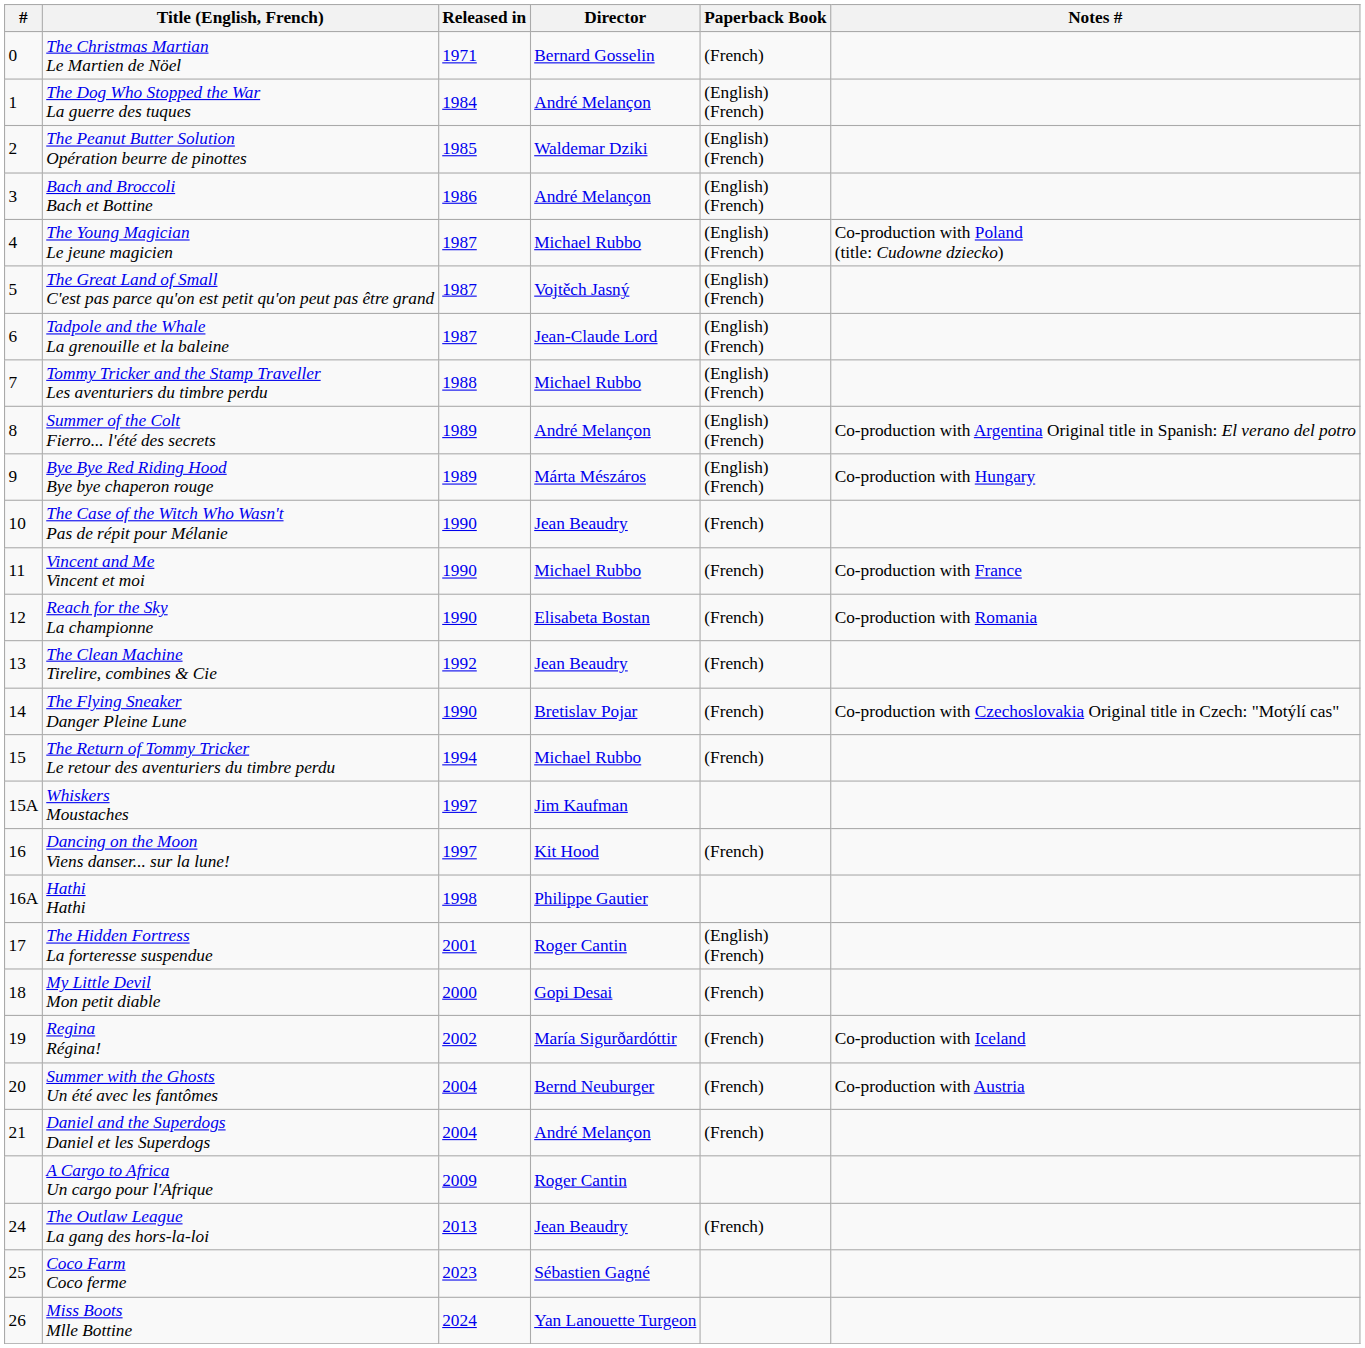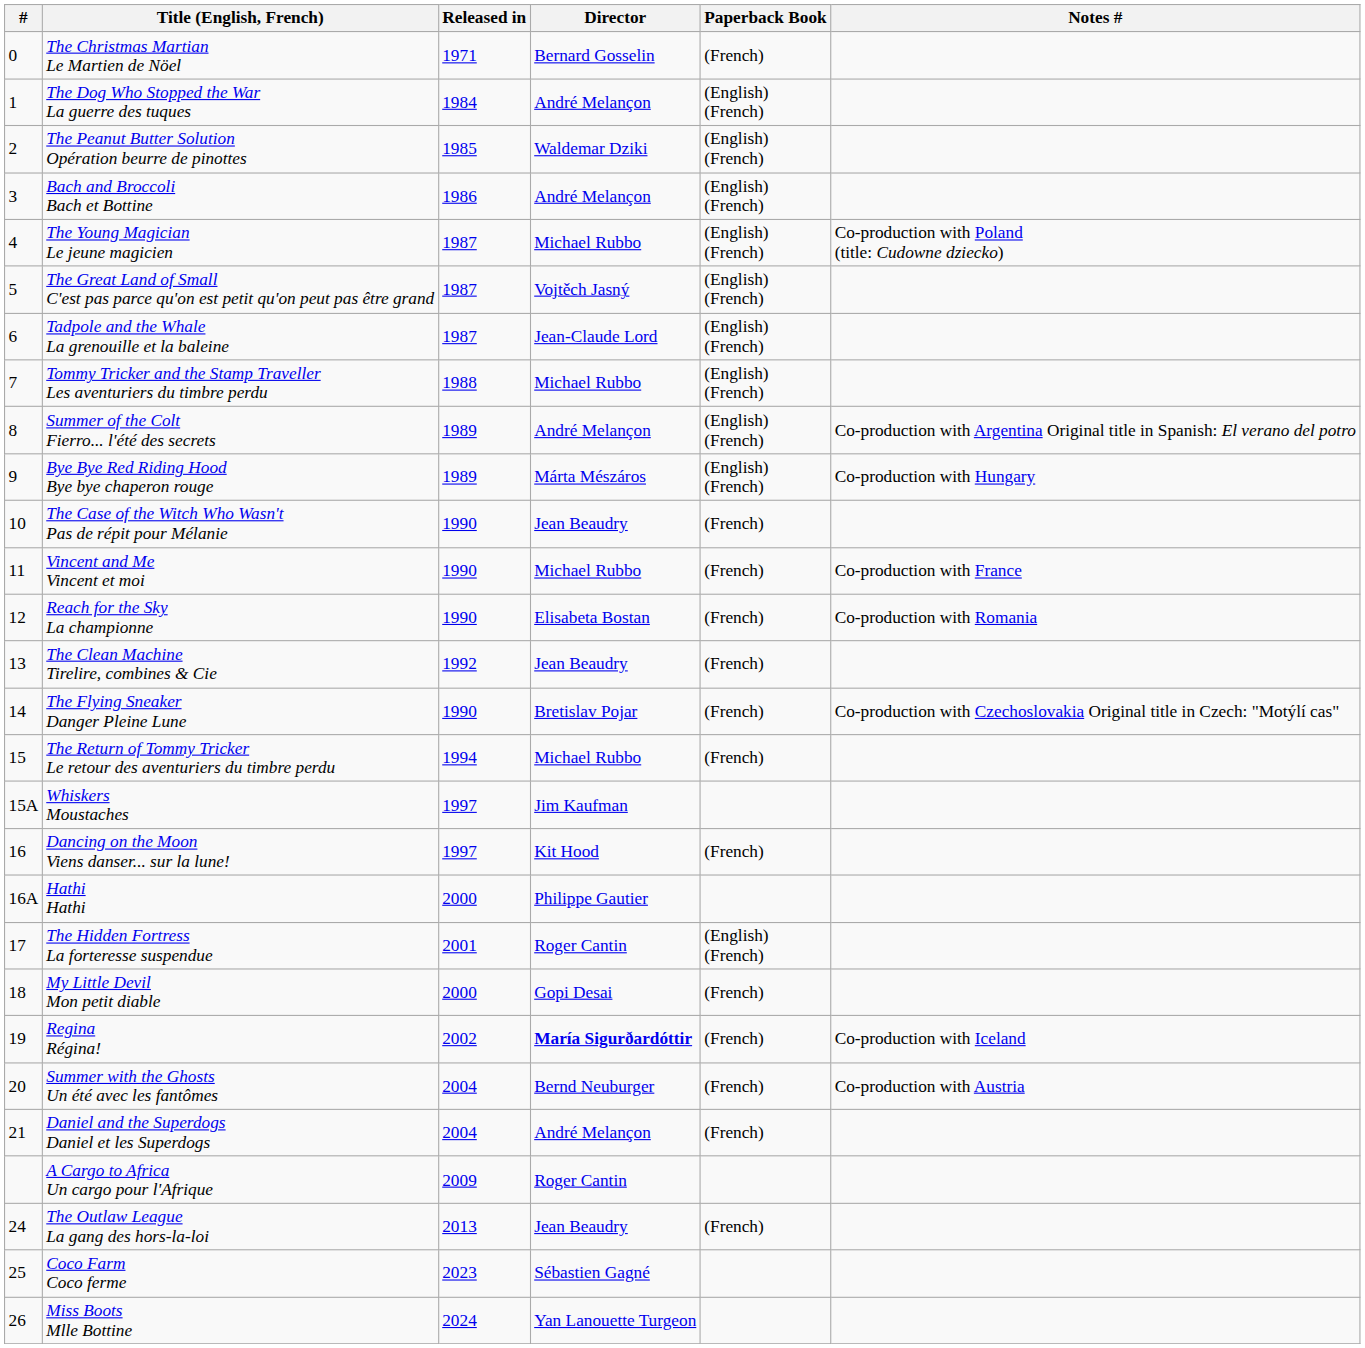(460, 898) 1998 -> (460, 898) 2000
(605, 1039) normal -> (613, 1039) bold
